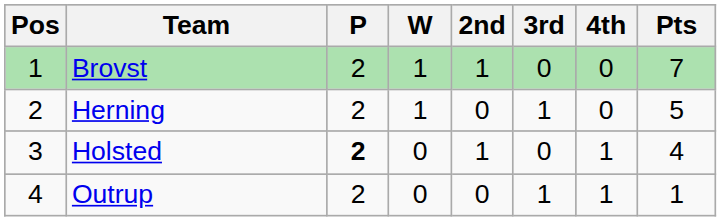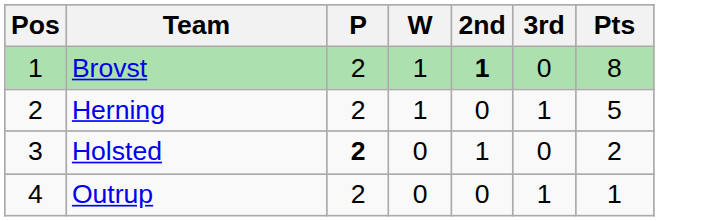- column: (606, 25)
(482, 67) normal -> (482, 67) bold
(677, 67) 7 -> (615, 67) 8
(677, 151) 4 -> (615, 151) 2
